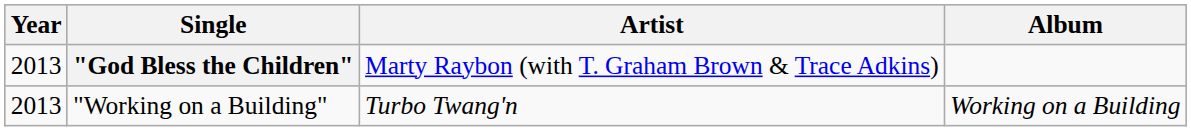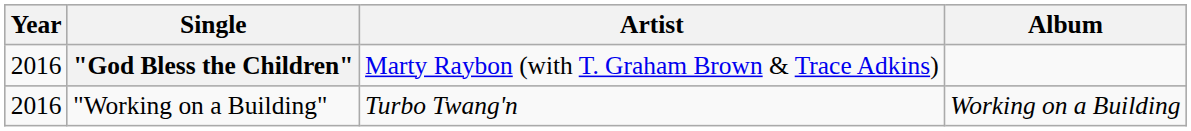(36, 65) 2013 -> (36, 65) 2016
(36, 105) 2013 -> (36, 105) 2016
